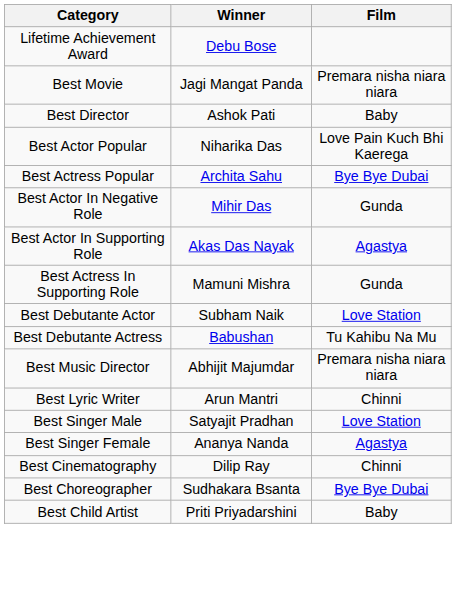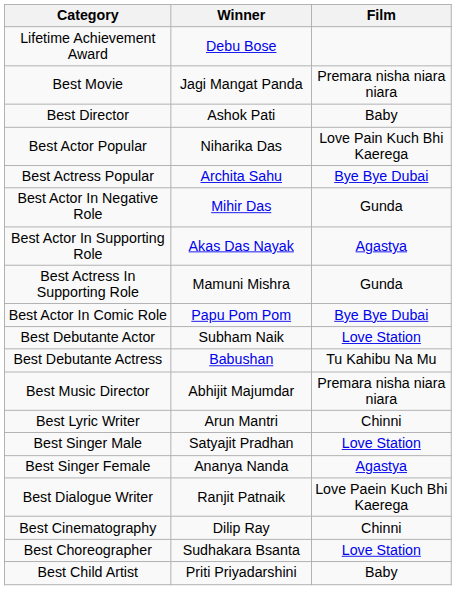+ row: (88, 315)
+ row: (88, 497)
(381, 489) Bye Bye Dubai -> (381, 550) Love Station
